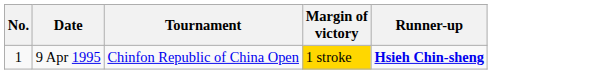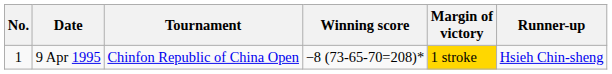+ column: (365, 25)
(429, 57) bold -> (552, 57) normal
